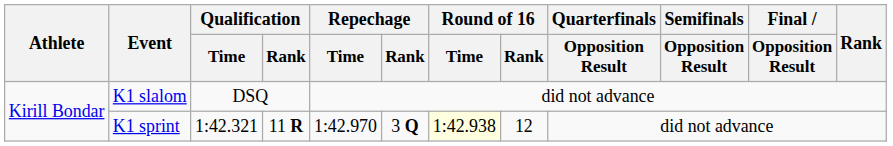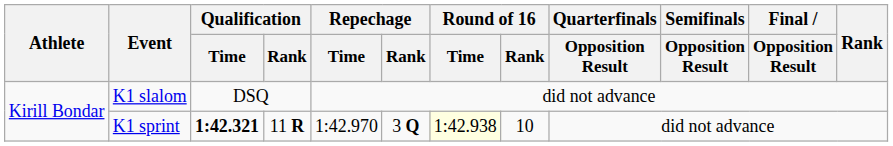(227, 126) normal -> (227, 126) bold
(524, 126) 12 -> (525, 126) 10
